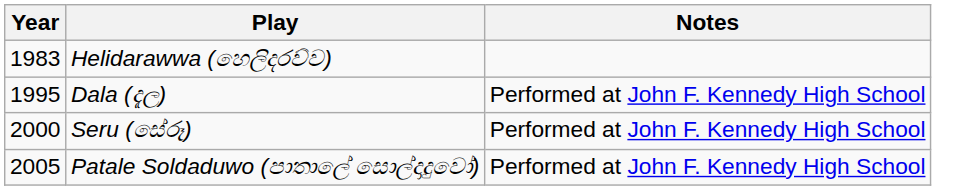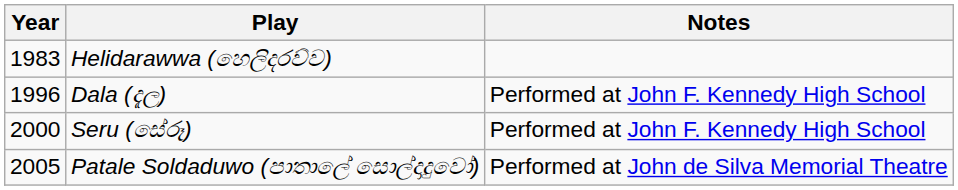(35, 94) 1995 -> (35, 94) 1996
(708, 166) Performed at John F. Kennedy High School -> (719, 166) Performed at John de Silva Memorial Theatre
